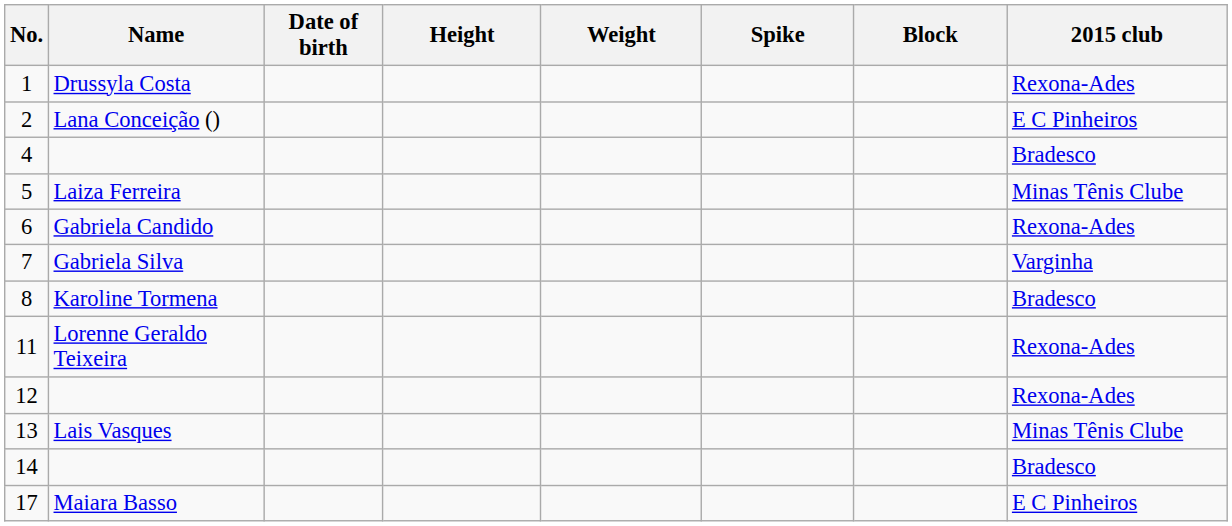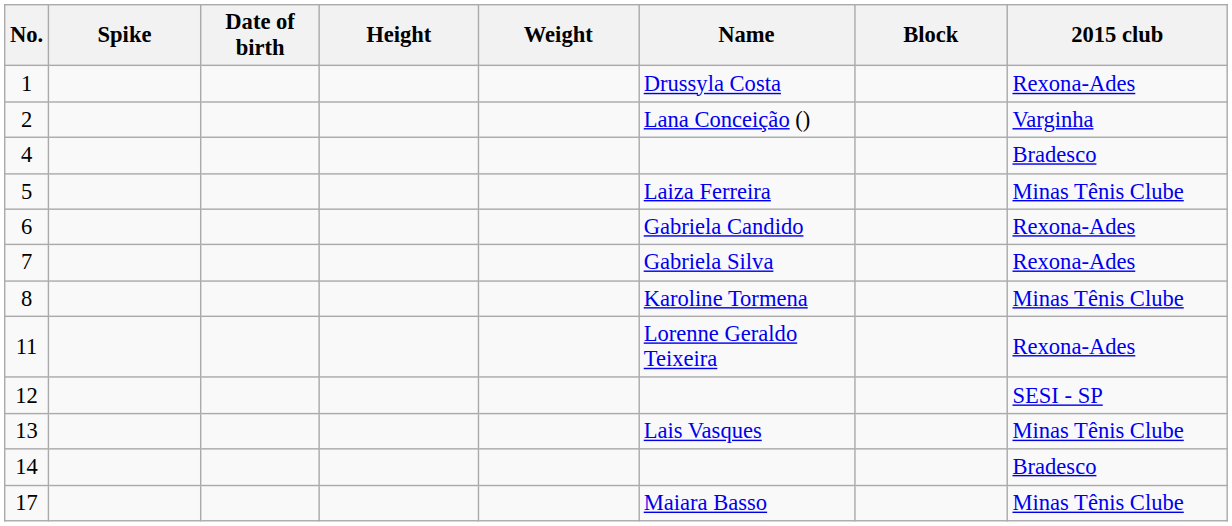columns swapped: (156, 35) <-> (778, 35)
(1075, 119) E C Pinheiros -> (1053, 119) Varginha
(1052, 262) Varginha -> (1074, 262) Rexona-Ades
(1054, 298) Bradesco -> (1098, 298) Minas Tênis Clube
(1073, 395) Rexona-Ades -> (1058, 395) SESI - SP
(1075, 502) E C Pinheiros -> (1098, 502) Minas Tênis Clube
